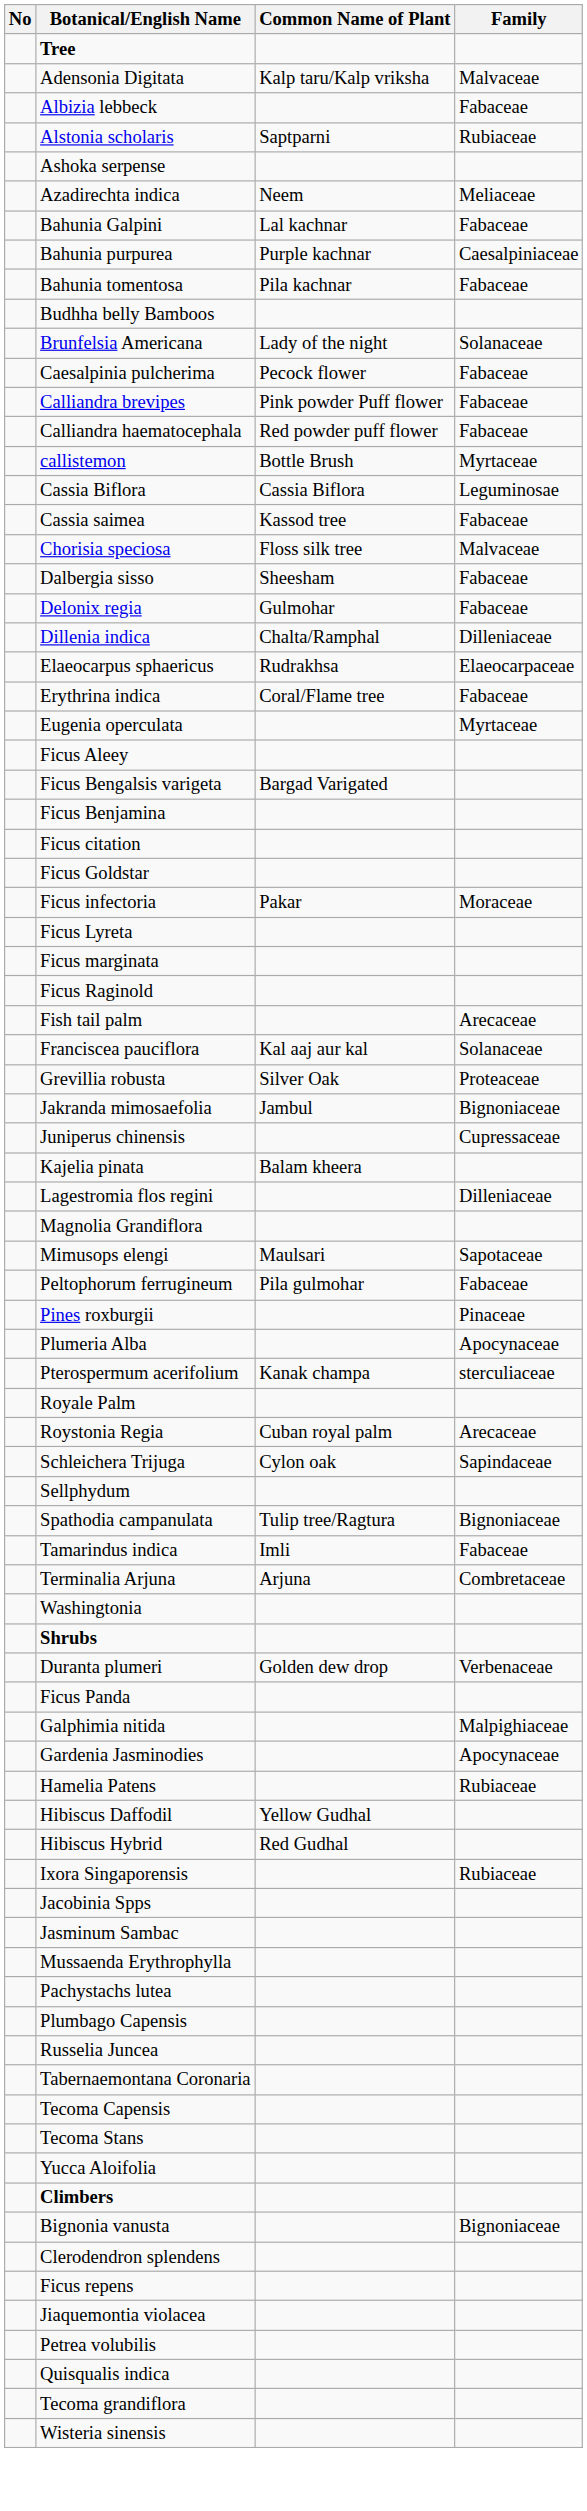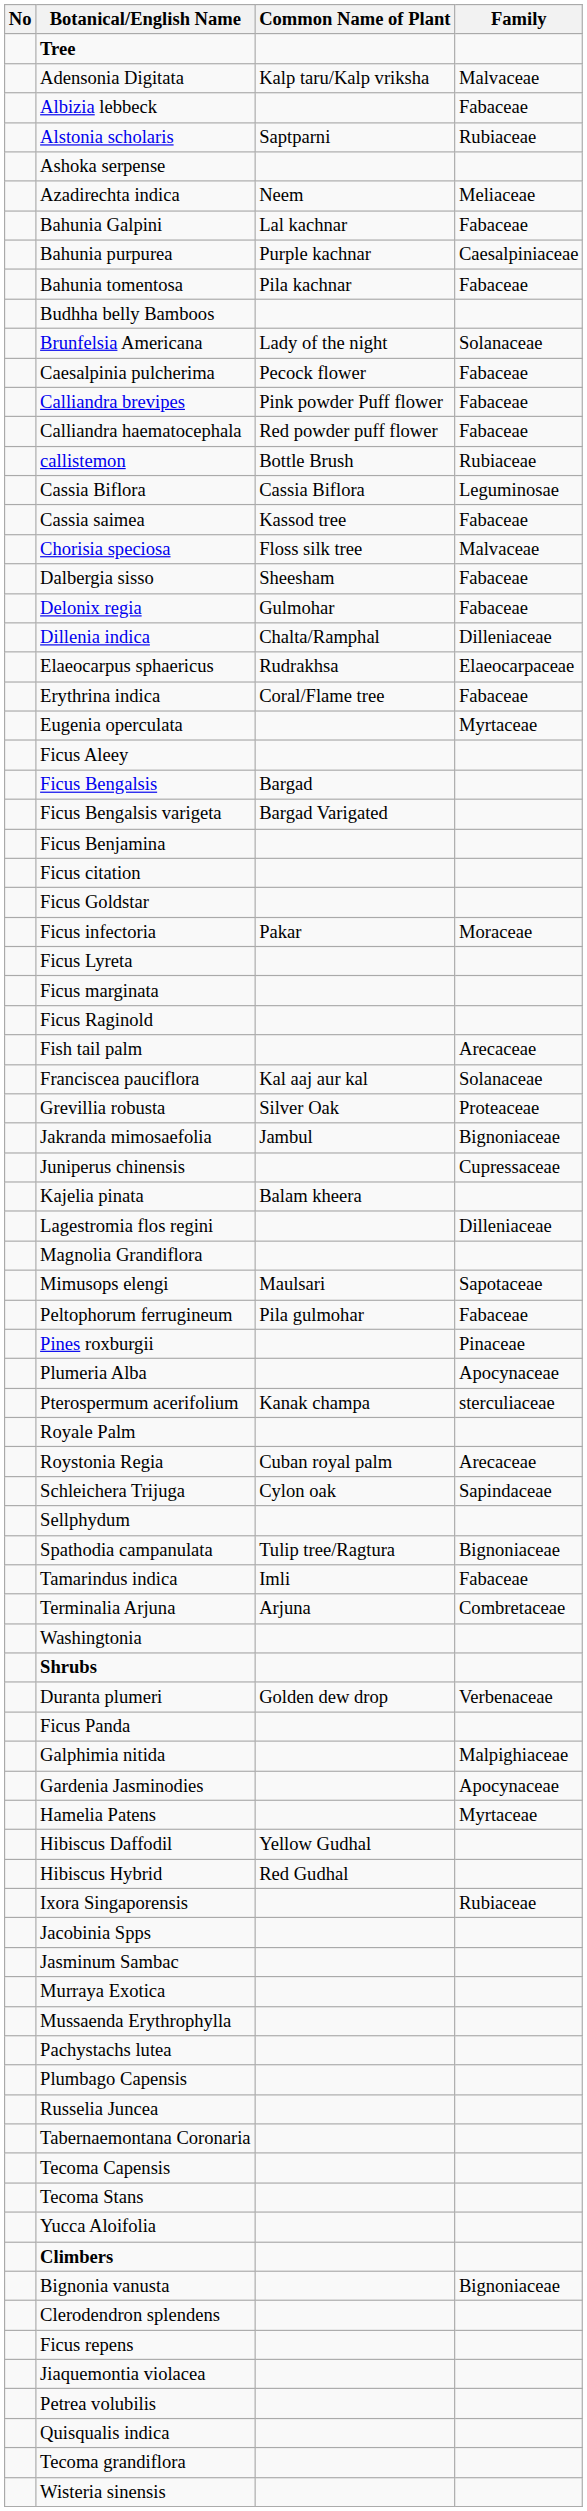(498, 460) Myrtaceae -> (498, 460) Rubiaceae
+ row: (99, 784)
(498, 1785) Rubiaceae -> (498, 1814) Myrtaceae
+ row: (103, 1991)
